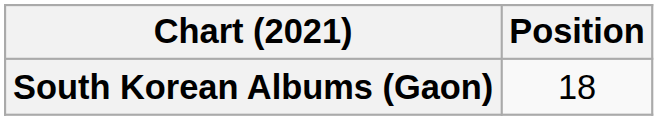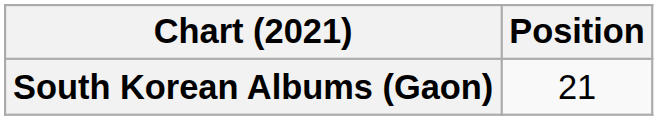(577, 86) 18 -> (577, 86) 21
